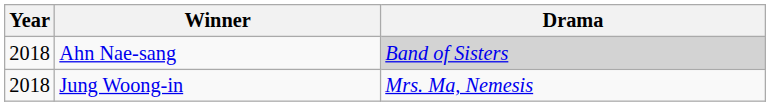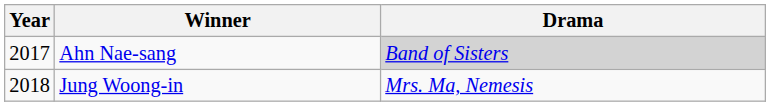(30, 52) 2018 -> (30, 52) 2017
